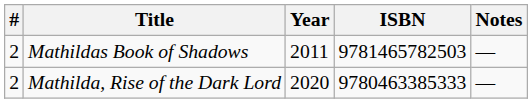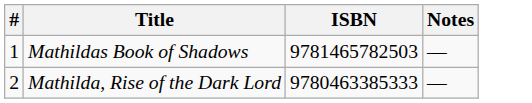- column: (310, 20)
(14, 51) 2 -> (14, 51) 1
